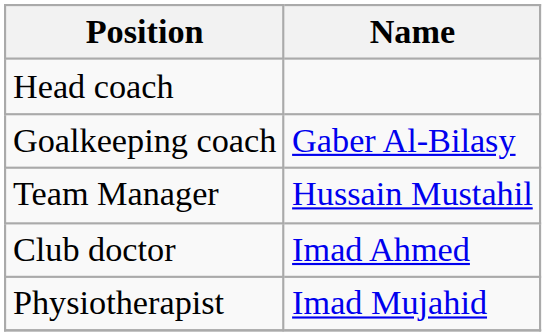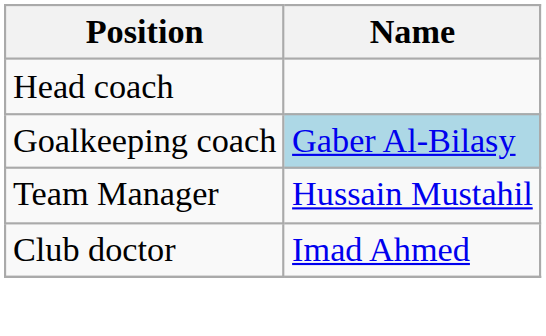(404, 140) no background -> (404, 140) lightblue background
- row: (119, 303)
